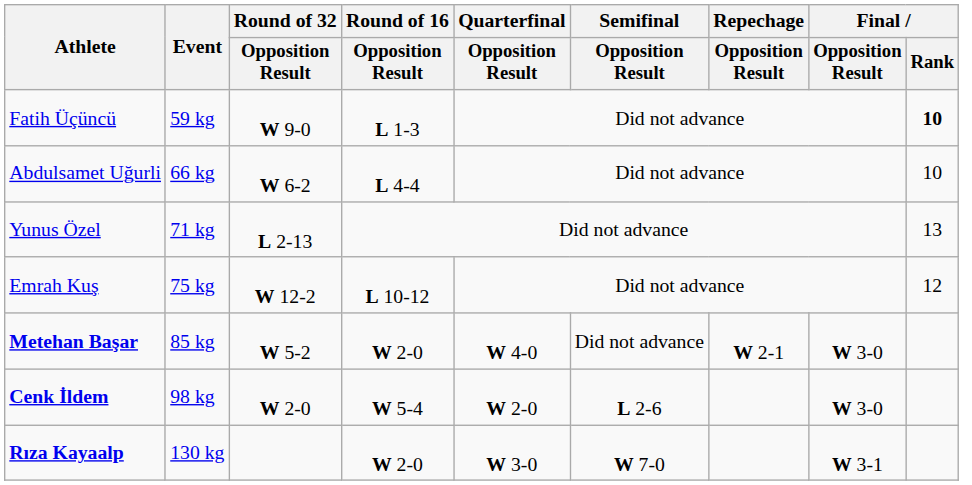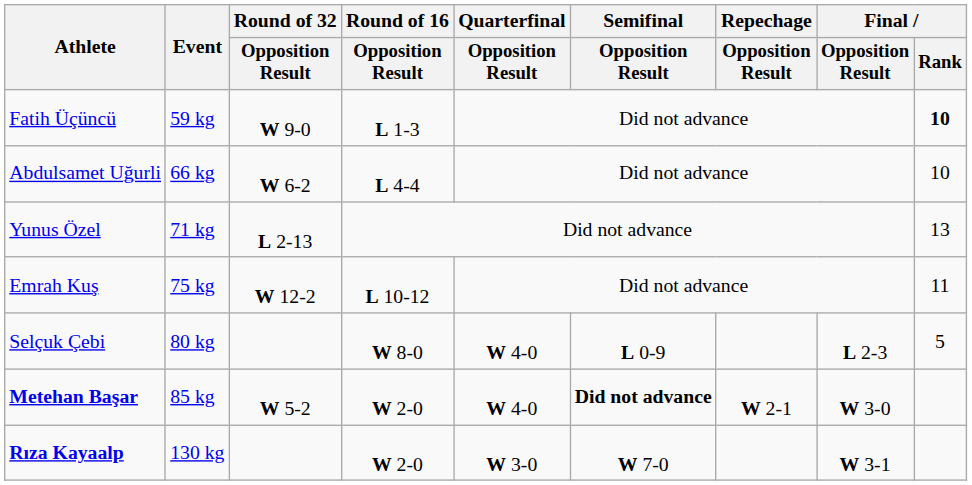(932, 285) 12 -> (940, 285) 11
+ row: (57, 341)
(639, 341) normal -> (643, 397) bold
- row: (59, 397)
